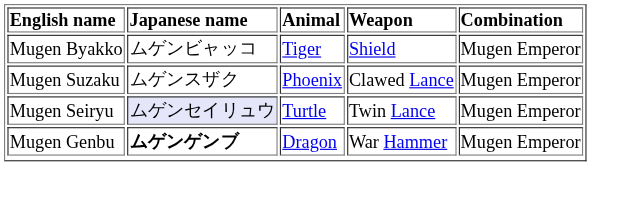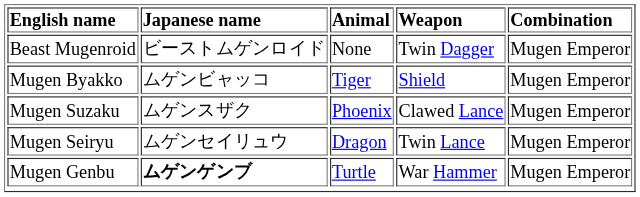+ row: (73, 48)
(202, 109) lavender background -> (216, 140) no background
(304, 110) Turtle -> (359, 141) Dragon
(310, 141) Dragon -> (354, 172) Turtle
